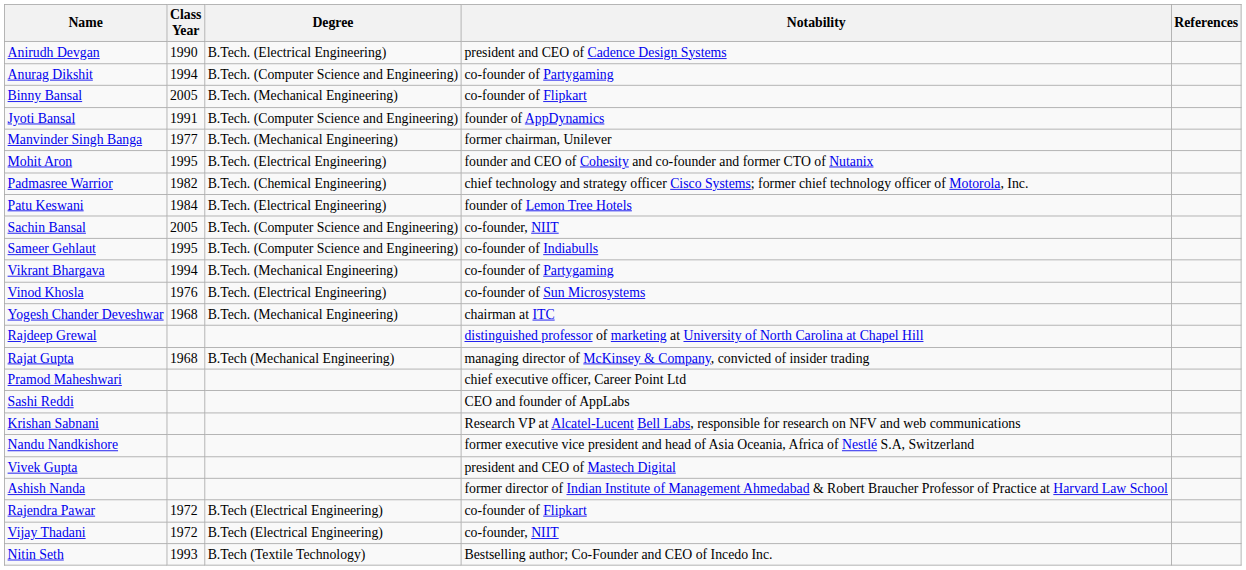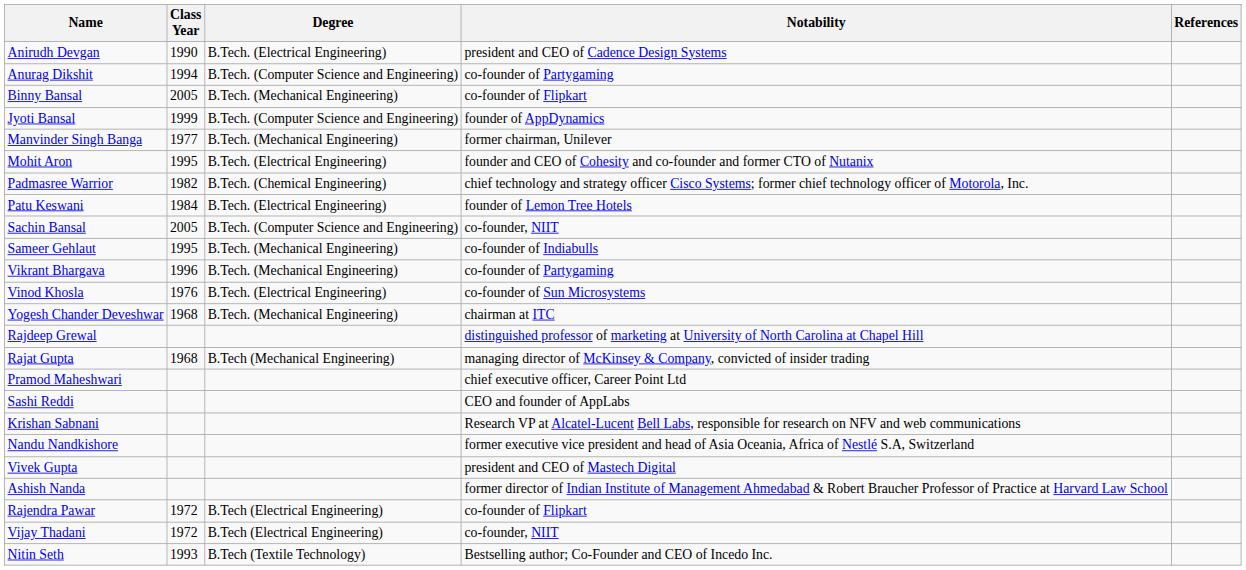(184, 118) 1991 -> (184, 118) 1999
(333, 249) B.Tech. (Computer Science and Engineering) -> (303, 249) B.Tech. (Mechanical Engineering)
(184, 270) 1994 -> (184, 270) 1996
